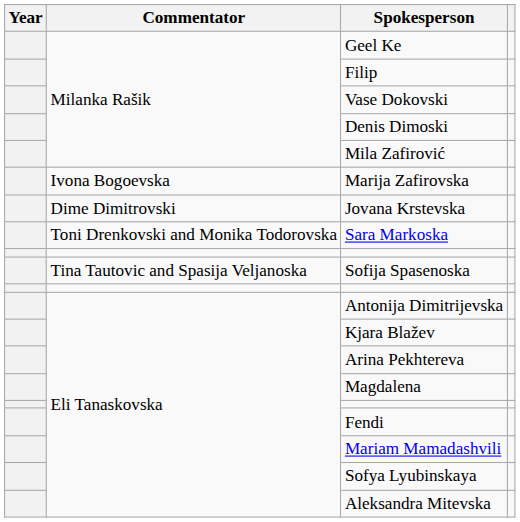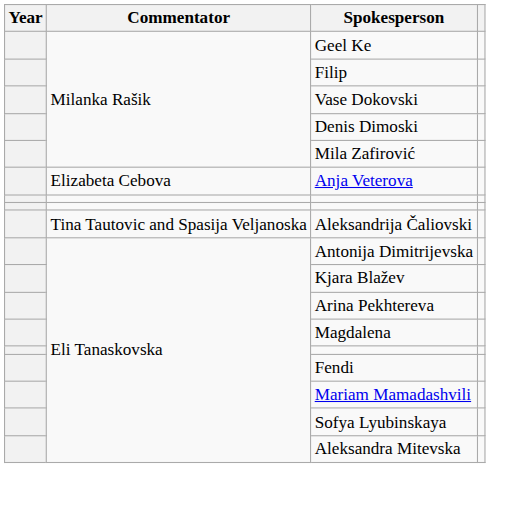- row: (110, 180)
- row: (113, 208)
- row: (194, 235)
+ row: (111, 180)
- row: (179, 270)
+ row: (179, 223)
